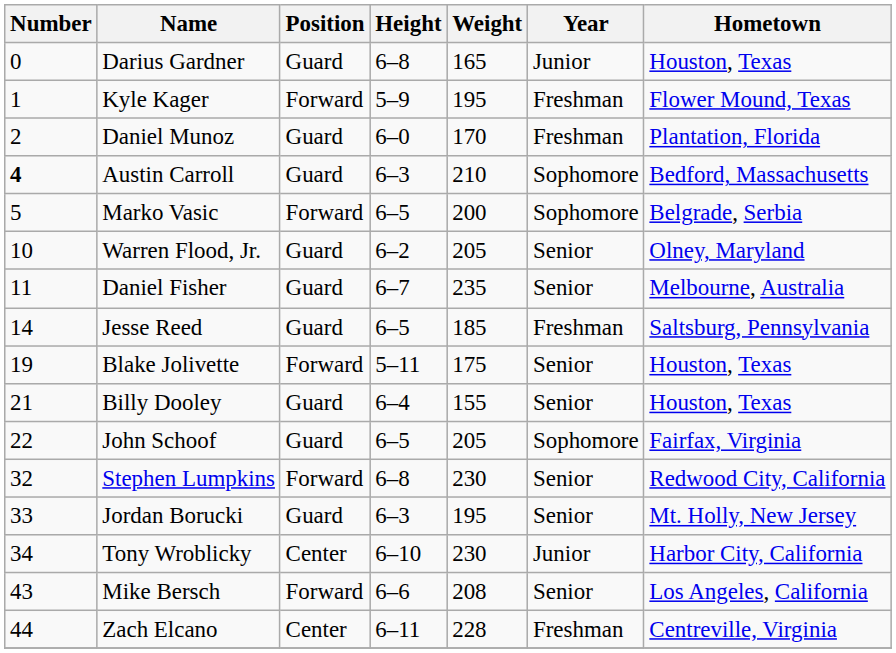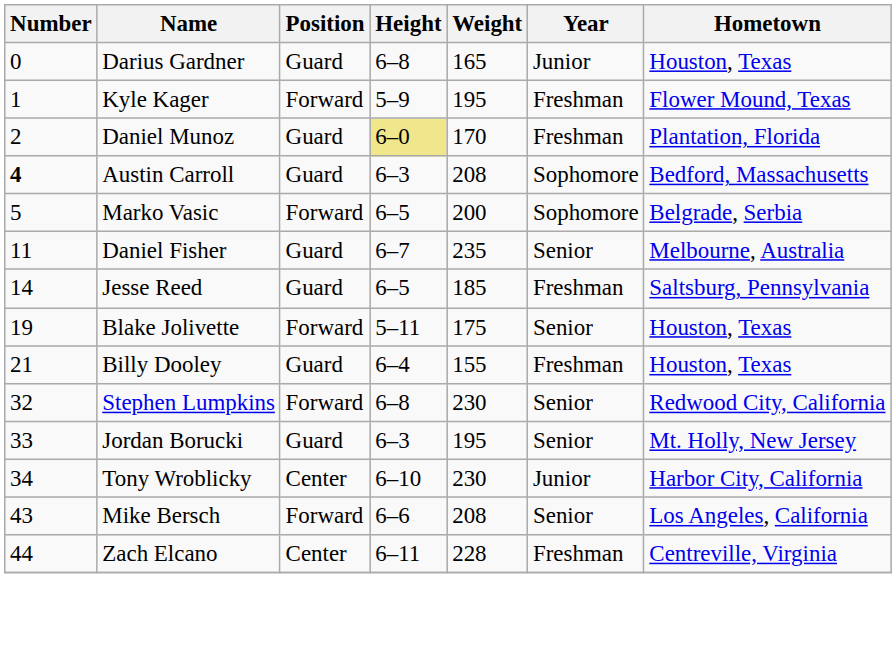(392, 137) no background -> (392, 137) khaki background
(469, 174) 210 -> (469, 174) 208
- row: (182, 250)
(563, 402) Senior -> (578, 364) Freshman
- row: (159, 439)
